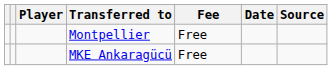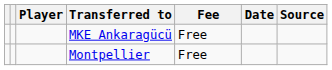rows swapped: (120, 54) <-> (109, 34)
